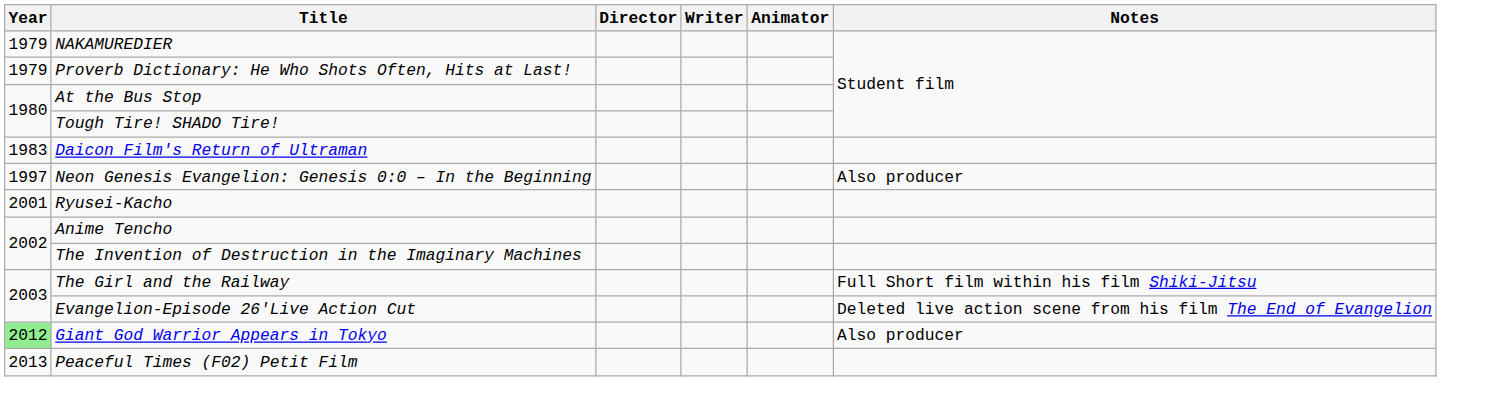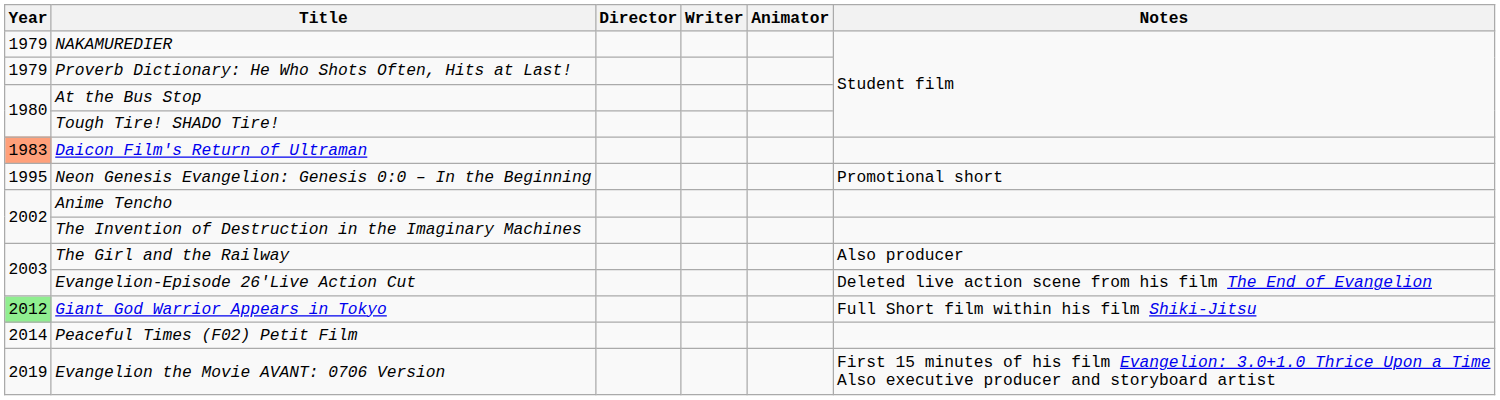(28, 150) no background -> (28, 150) lightsalmon background
(28, 177) 1997 -> (28, 177) 1995
(900, 177) Also producer -> (920, 177) Promotional short
- row: (114, 203)
(1047, 283) Full Short film within his film Shiki-Jitsu -> (900, 256) Also producer
(900, 336) Also producer -> (1047, 309) Full Short film within his film Shiki-Jitsu
(28, 362) 2013 -> (28, 336) 2014
+ row: (250, 372)
